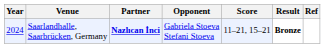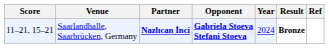columns swapped: (15, 12) <-> (247, 12)
(192, 31) normal -> (224, 31) bold
